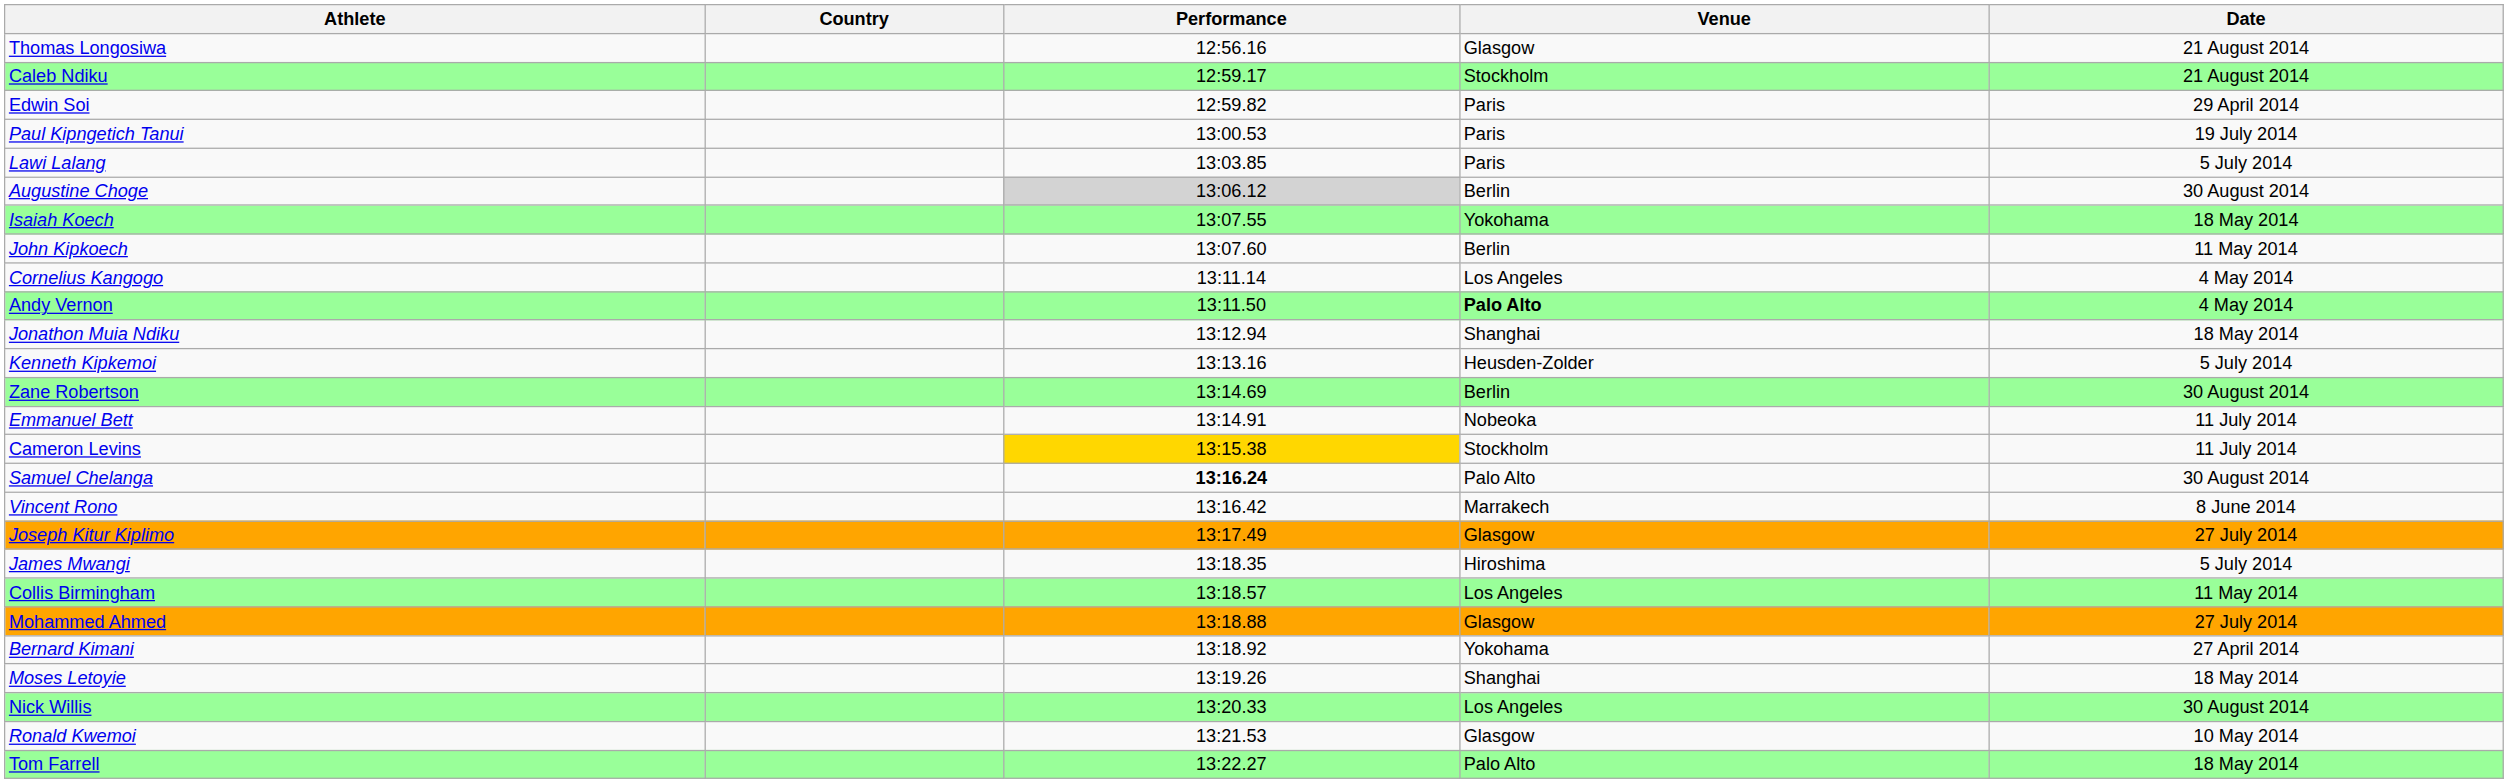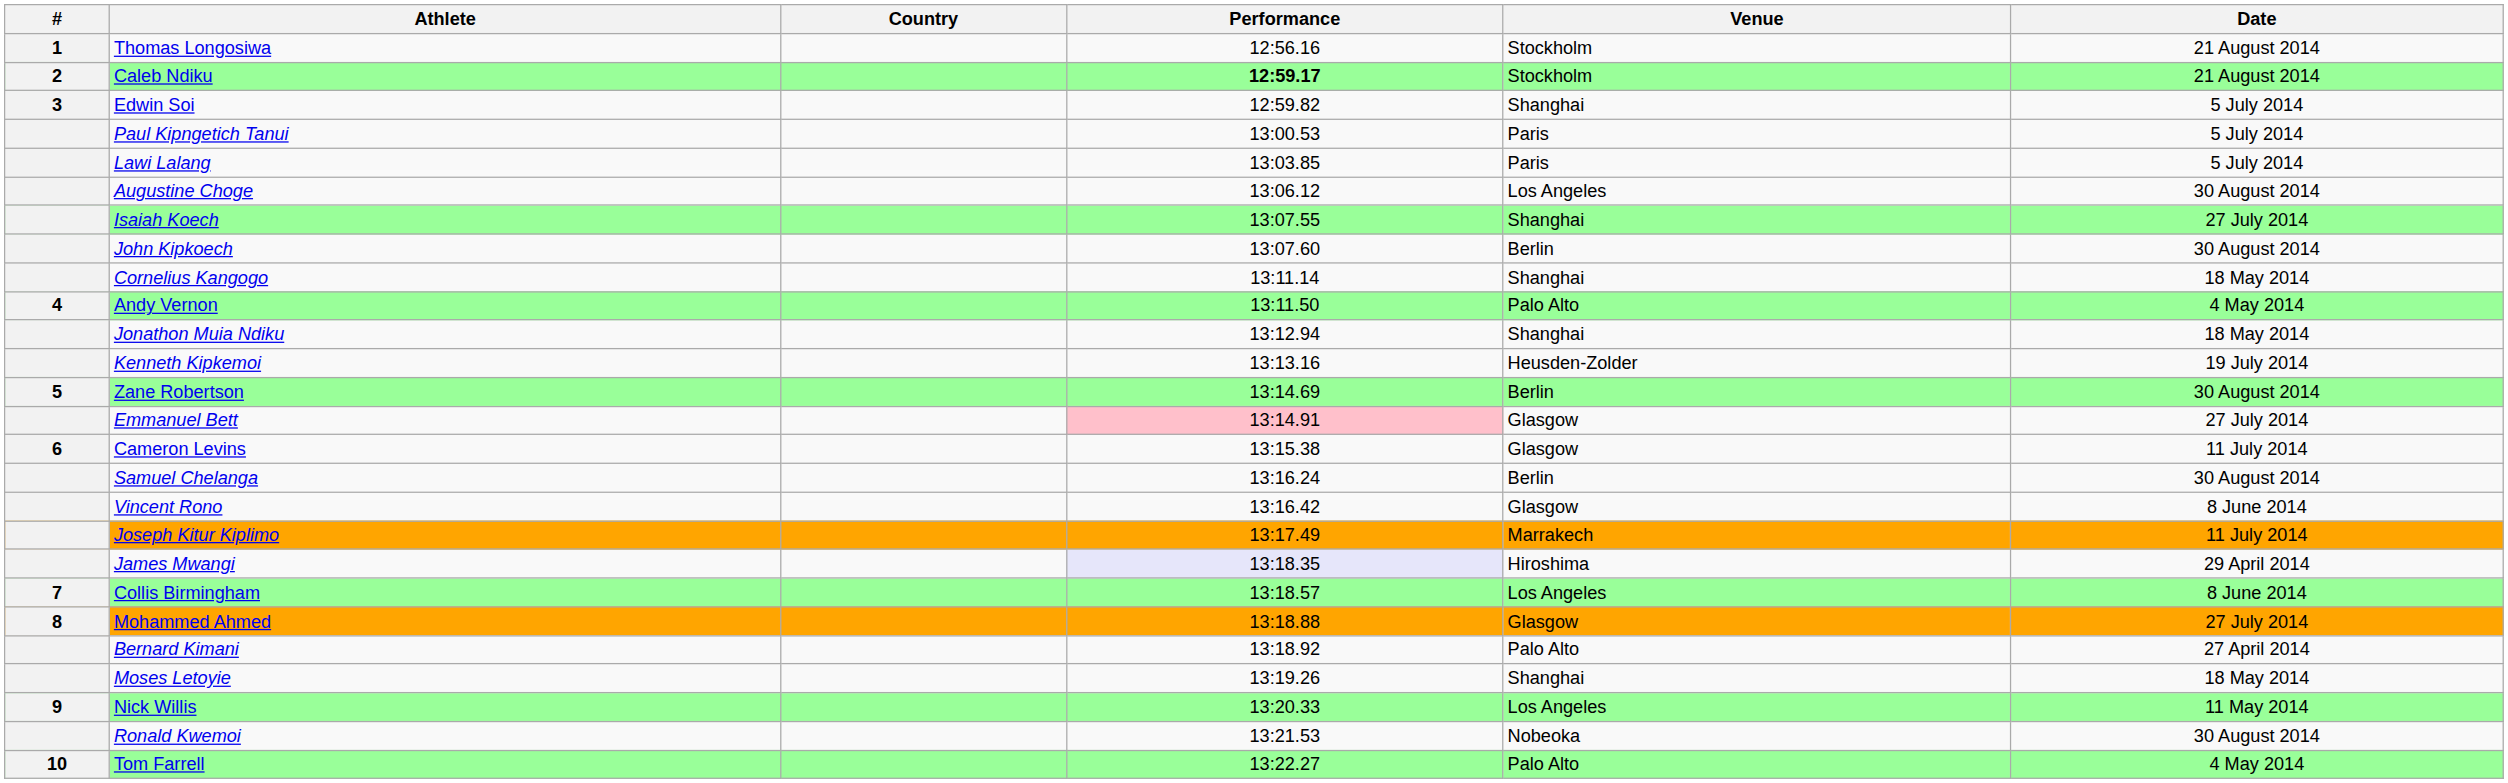+ column: (57, 19)
(1499, 48) Glasgow -> (1550, 48) Stockholm
(1231, 77) normal -> (1285, 77) bold
(1484, 105) Paris -> (1546, 105) Shanghai
(2246, 105) 29 April 2014 -> (2257, 105) 5 July 2014
(2246, 134) 19 July 2014 -> (2257, 134) 5 July 2014
(1231, 191) lightgrey background -> (1285, 191) no background
(1487, 191) Berlin -> (1557, 191) Los Angeles
(1506, 220) Yokohama -> (1546, 220) Shanghai
(2246, 220) 18 May 2014 -> (2257, 220) 27 July 2014
(2246, 249) 11 May 2014 -> (2257, 249) 30 August 2014
(1513, 277) Los Angeles -> (1546, 277) Shanghai
(2246, 277) 4 May 2014 -> (2257, 277) 18 May 2014
(1503, 306) bold -> (1543, 306) normal
(2246, 363) 5 July 2014 -> (2257, 363) 19 July 2014
(1231, 421) no background -> (1285, 421) pink background
(1500, 421) Nobeoka -> (1543, 421) Glasgow
(2246, 421) 11 July 2014 -> (2257, 421) 27 July 2014
(1231, 449) gold background -> (1285, 449) no background
(1506, 449) Stockholm -> (1543, 449) Glasgow
(1231, 478) bold -> (1285, 478) normal
(1500, 478) Palo Alto -> (1531, 478) Berlin
(1507, 507) Marrakech -> (1543, 507) Glasgow
(1499, 535) Glasgow -> (1550, 535) Marrakech
(2246, 535) 27 July 2014 -> (2257, 535) 11 July 2014
(1231, 564) no background -> (1285, 564) lavender background
(2246, 564) 5 July 2014 -> (2257, 564) 29 April 2014
(2246, 593) 11 May 2014 -> (2257, 593) 8 June 2014
(1506, 650) Yokohama -> (1543, 650) Palo Alto
(2246, 707) 30 August 2014 -> (2257, 707) 11 May 2014
(1499, 736) Glasgow -> (1544, 736) Nobeoka
(2246, 736) 10 May 2014 -> (2257, 736) 30 August 2014
(2246, 765) 18 May 2014 -> (2257, 765) 4 May 2014
